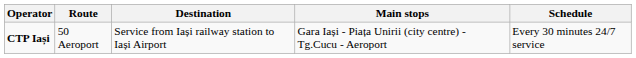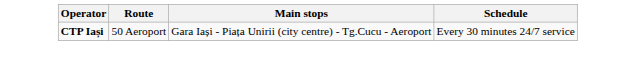- column: (203, 13)
